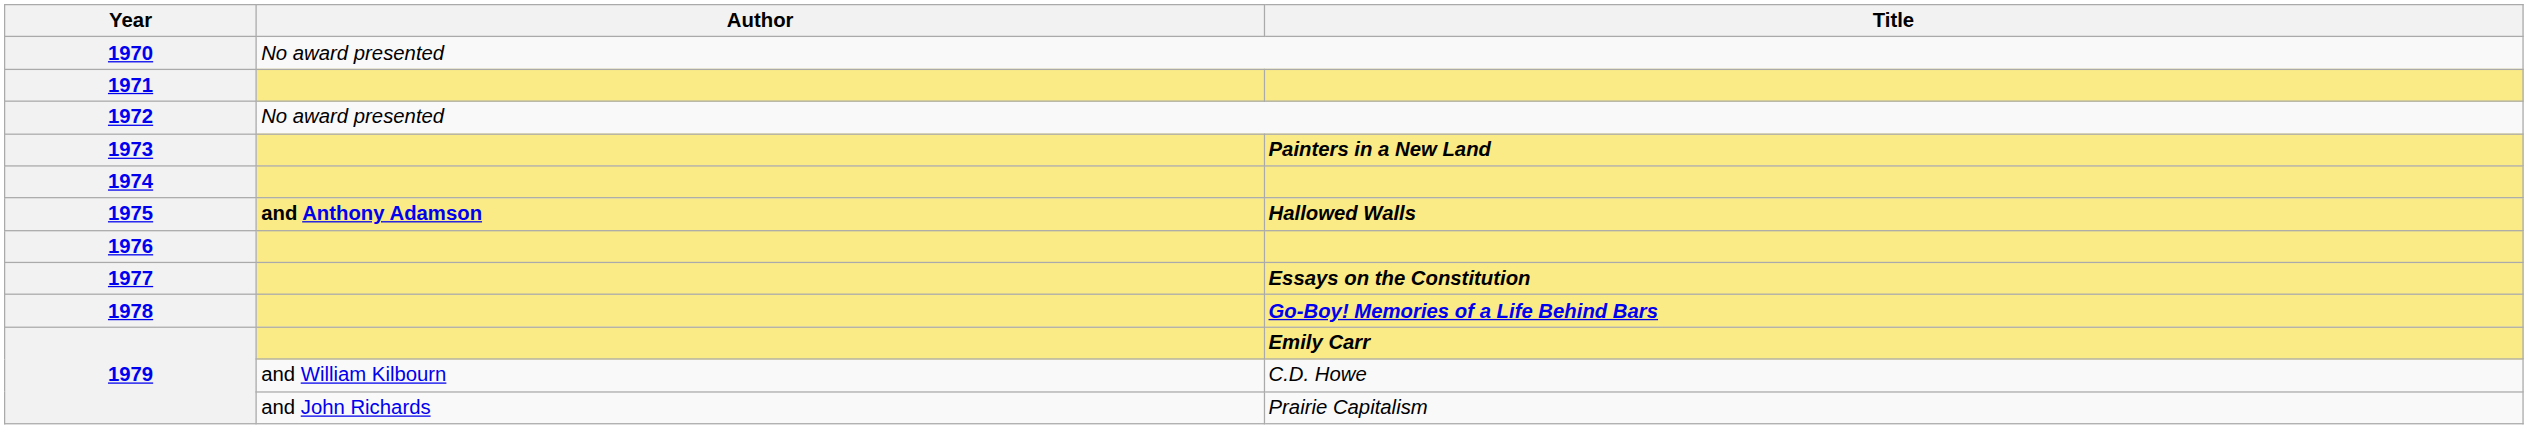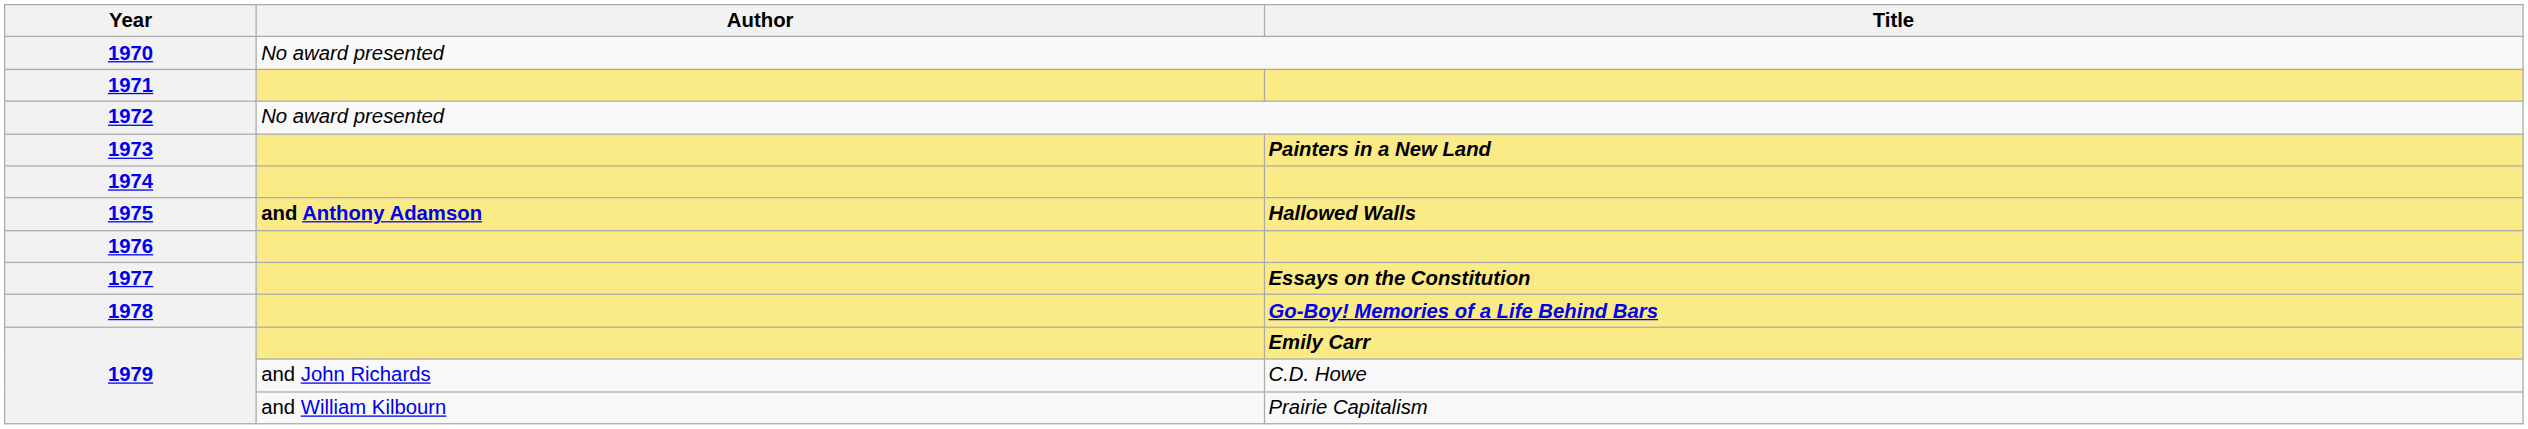(354, 375) and William Kilbourn -> (346, 375) and John Richards
(346, 407) and John Richards -> (354, 407) and William Kilbourn
